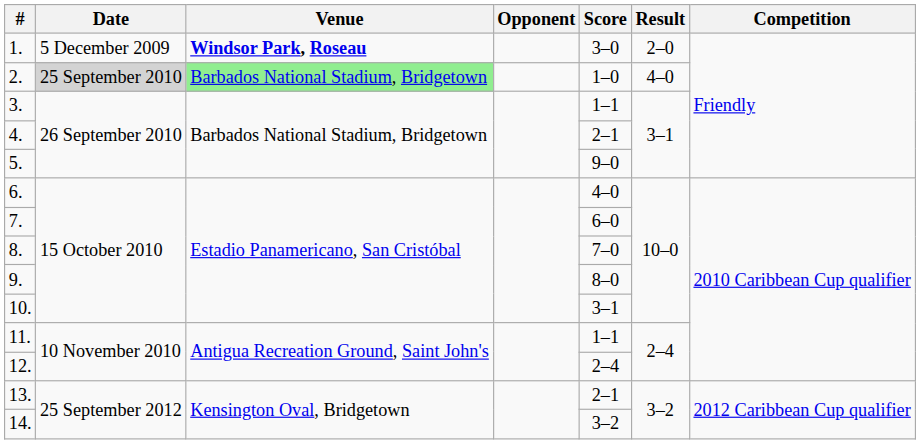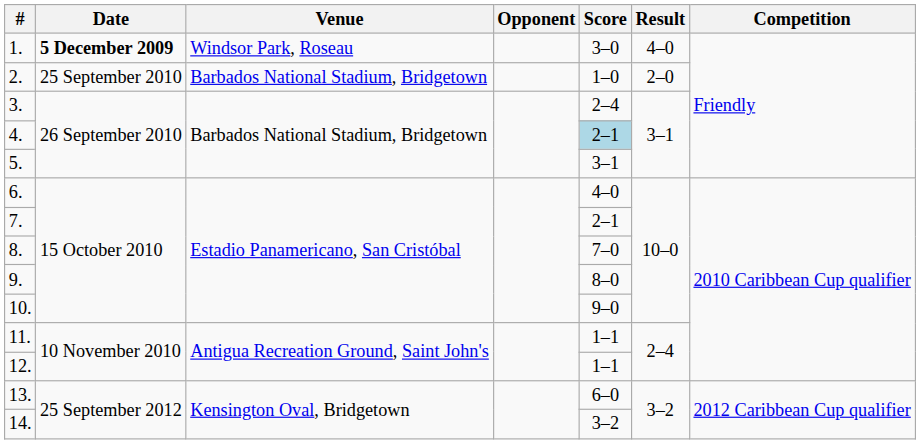(105, 47) normal -> (107, 47) bold
(278, 47) bold -> (272, 47) normal
(660, 47) 2–0 -> (660, 47) 4–0
(111, 76) lightgrey background -> (111, 76) no background
(339, 76) lightgreen background -> (339, 76) no background
(660, 76) 4–0 -> (660, 76) 2–0
(605, 105) 1–1 -> (605, 105) 2–4
(605, 134) no background -> (605, 134) lightblue background
(605, 163) 9–0 -> (605, 163) 3–1
(605, 221) 6–0 -> (605, 221) 2–1
(605, 308) 3–1 -> (605, 308) 9–0
(605, 366) 2–4 -> (605, 366) 1–1
(605, 395) 2–1 -> (605, 395) 6–0
